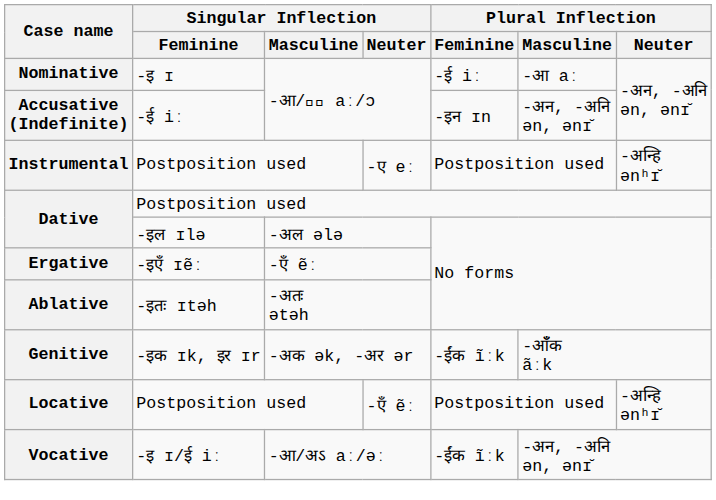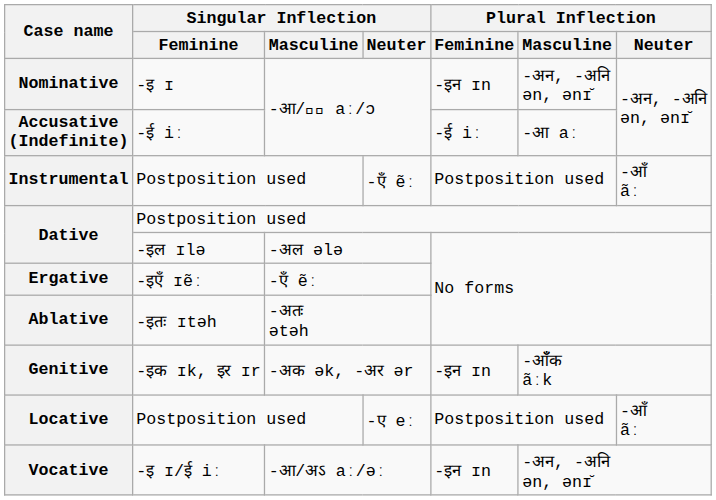(458, 76) -ई iː -> (463, 86) -इन ɪn
(550, 76) -आ aː -> (566, 86) -अन, -अनि ən, ənɪ̆
(463, 117) -इन ɪn -> (458, 134) -ई iː
(566, 117) -अन, -अनि ən, ənɪ̆ -> (550, 134) -आ aː
(391, 167) -ए eː -> (391, 182) -एँ ẽː
(640, 167) -अन्हि ənʰɪ̆ -> (633, 182) -आँ ãː
(470, 356) -ईंक ĩːk -> (463, 372) -इन ɪn
(391, 407) -एँ ẽː -> (391, 422) -ए eː
(640, 407) -अन्हि ənʰɪ̆ -> (633, 422) -आँ ãː
(470, 457) -ईंक ĩːk -> (463, 472) -इन ɪn
